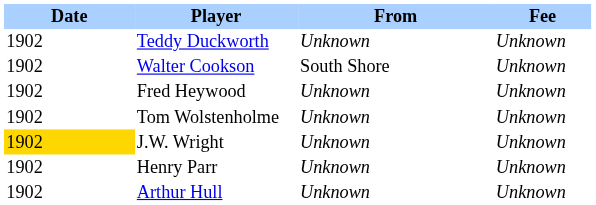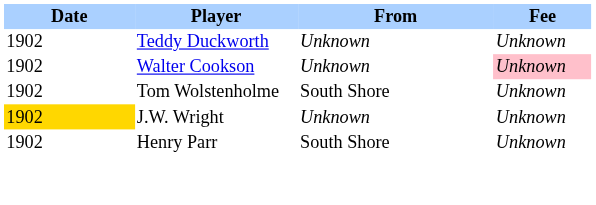(345, 66) South Shore -> (335, 66) Unknown
(531, 66) no background -> (531, 66) pink background
- row: (191, 91)
(335, 116) Unknown -> (345, 91) South Shore
(335, 166) Unknown -> (345, 141) South Shore
- row: (180, 192)
